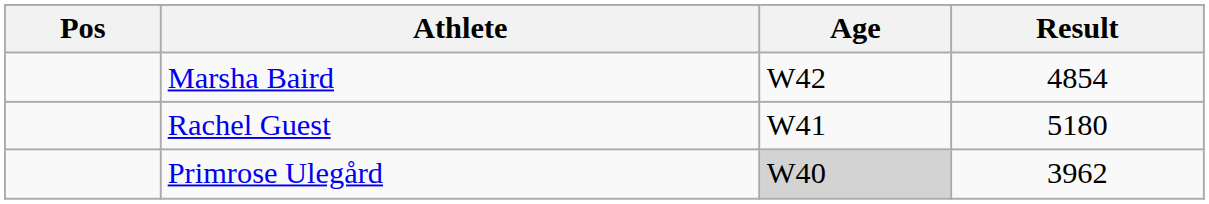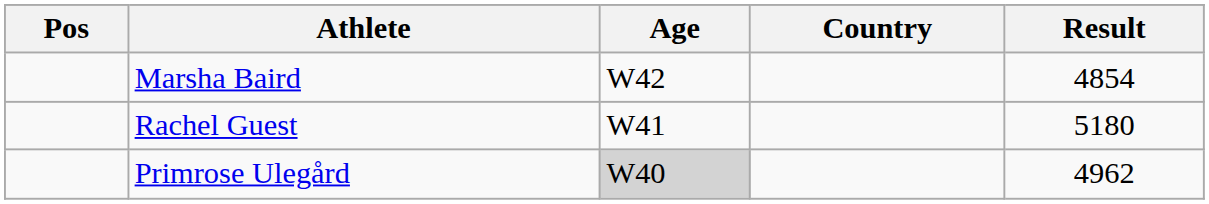+ column: (877, 28)
(1077, 173) 3962 -> (1104, 173) 4962
